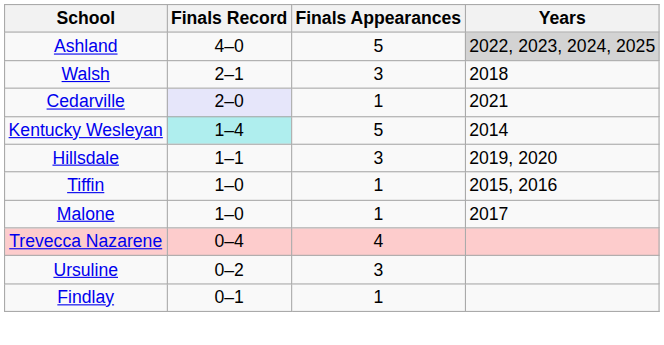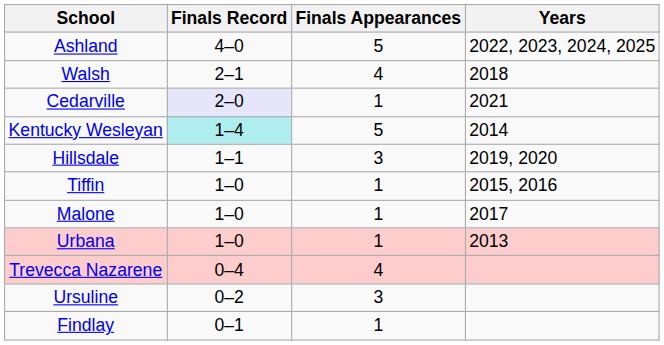(562, 46) lightgrey background -> (562, 46) no background
(378, 74) 3 -> (378, 74) 4
+ row: (86, 241)
